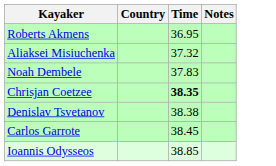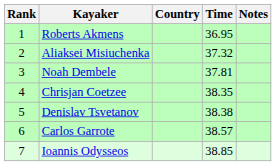+ column: (22, 14)
(185, 72) 37.83 -> (219, 72) 37.81
(185, 92) bold -> (219, 92) normal
(185, 131) 38.45 -> (219, 131) 38.57
